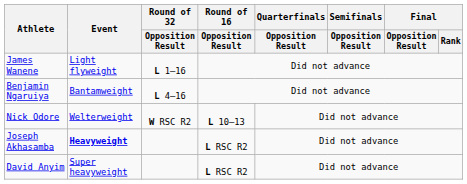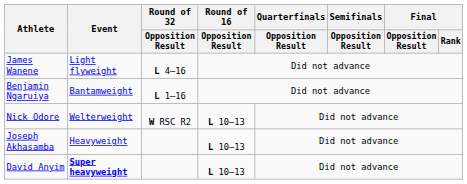(170, 71) L 1–16 -> (170, 71) L 4–16
(170, 96) L 4–16 -> (170, 96) L 1–16
(98, 141) bold -> (98, 141) normal
(226, 146) L RSC R2 -> (226, 146) L 10–13
(98, 166) normal -> (98, 166) bold
(226, 172) L RSC R2 -> (226, 172) L 10–13
